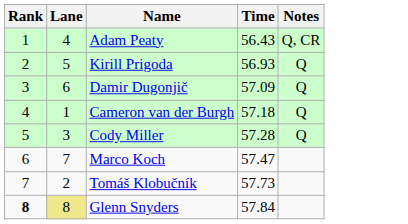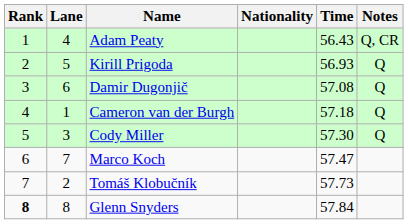+ column: (277, 16)
(258, 87) 57.09 -> (337, 87) 57.08
(258, 135) 57.28 -> (337, 135) 57.30
(66, 207) khaki background -> (66, 207) no background
